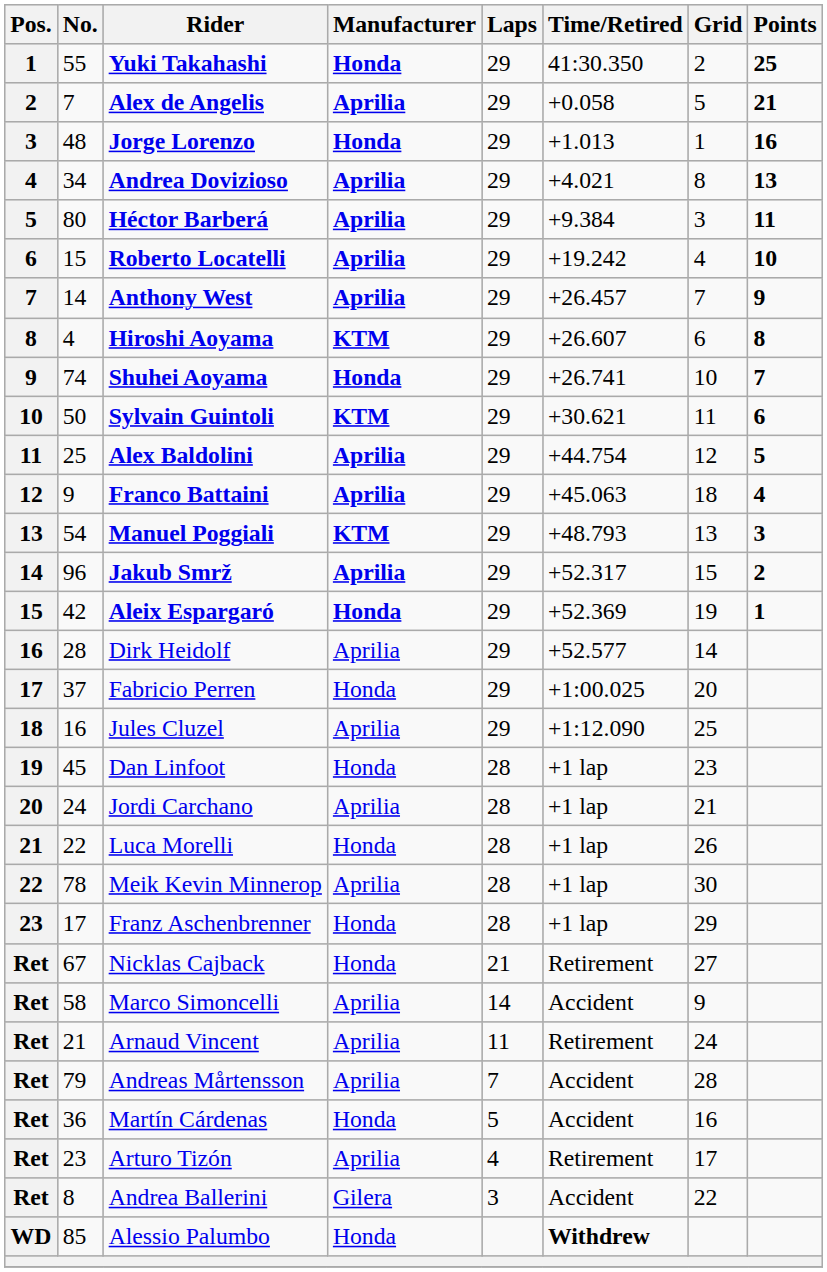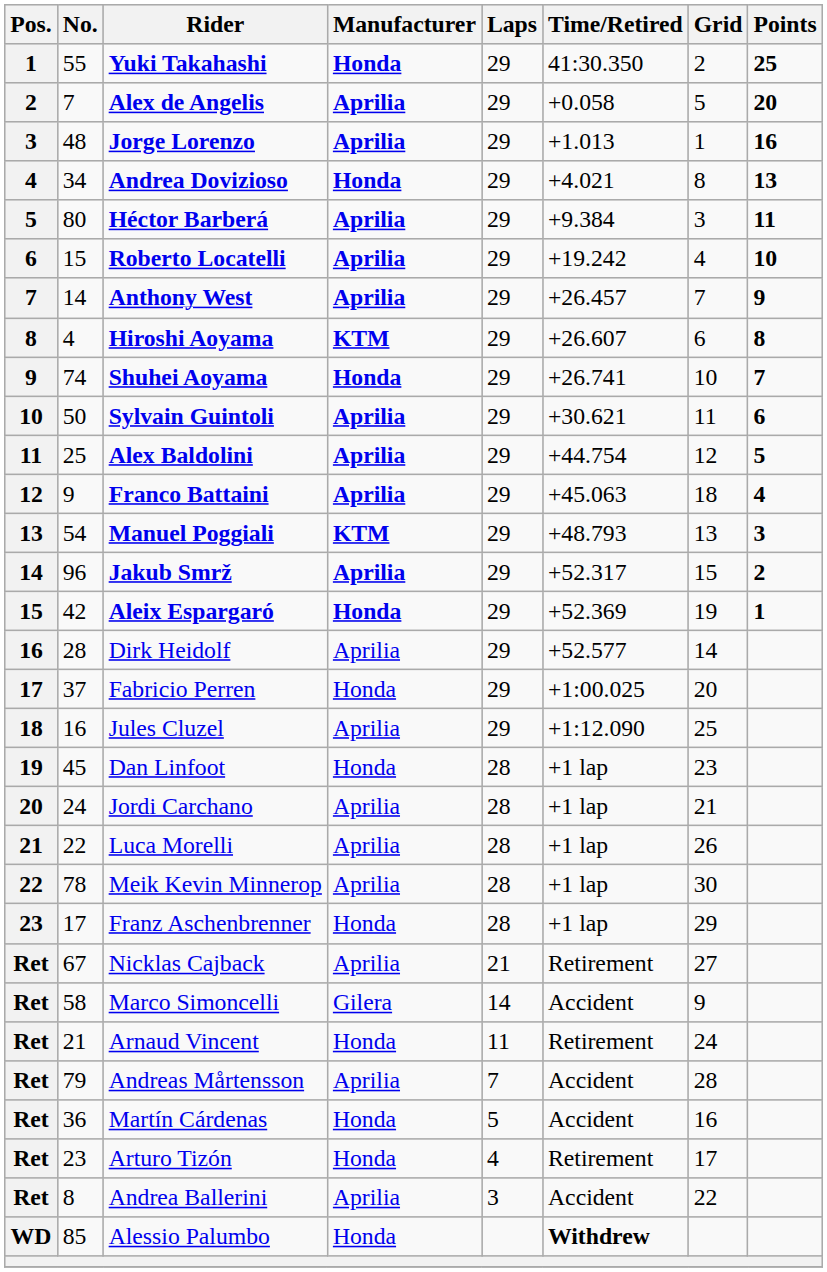(765, 102) 21 -> (765, 102) 20
(367, 141) Honda -> (369, 141) Aprilia
(369, 180) Aprilia -> (367, 180) Honda
(361, 415) KTM -> (369, 415) Aprilia
(364, 845) Honda -> (366, 845) Aprilia
(364, 962) Honda -> (366, 962) Aprilia
(366, 1001) Aprilia -> (362, 1001) Gilera
(366, 1040) Aprilia -> (364, 1040) Honda
(366, 1158) Aprilia -> (364, 1158) Honda
(362, 1197) Gilera -> (366, 1197) Aprilia
